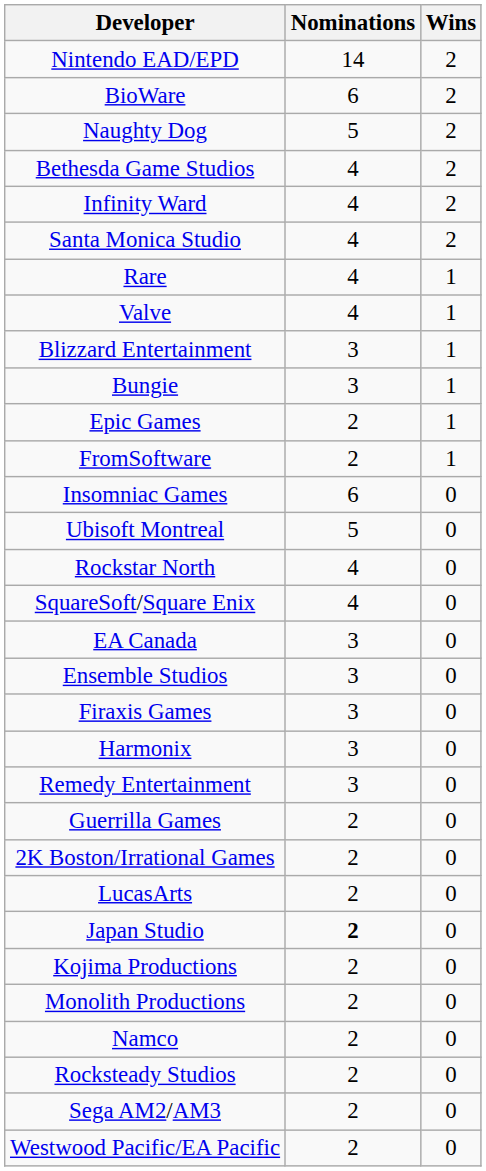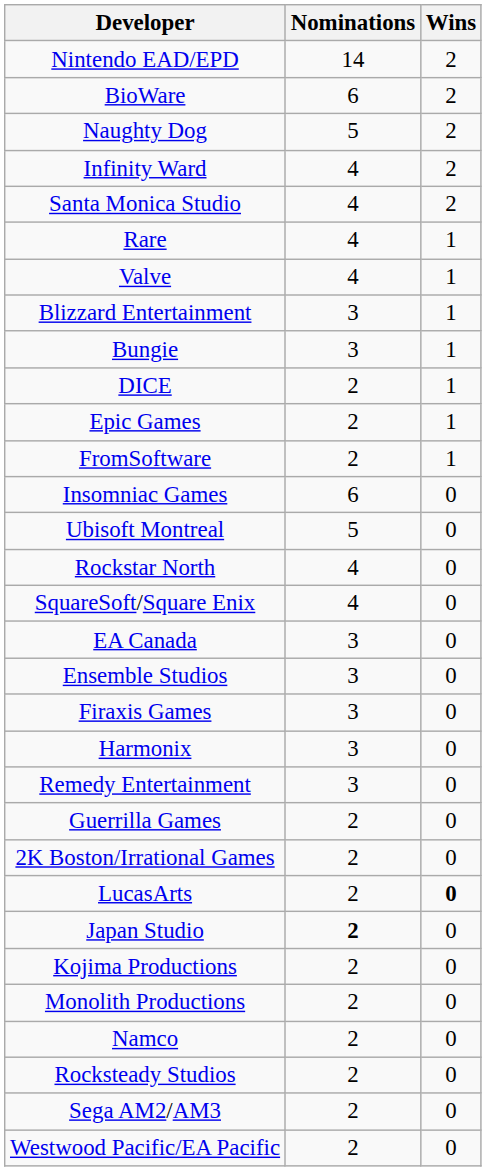- row: (145, 167)
+ row: (145, 385)
(451, 893) normal -> (451, 893) bold
